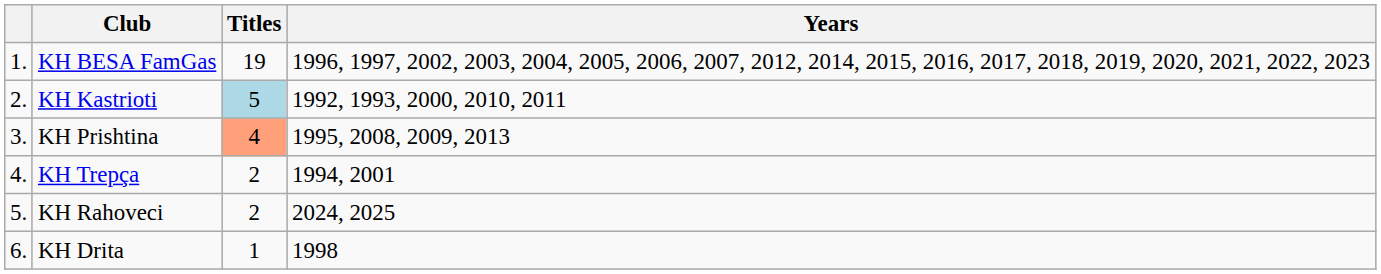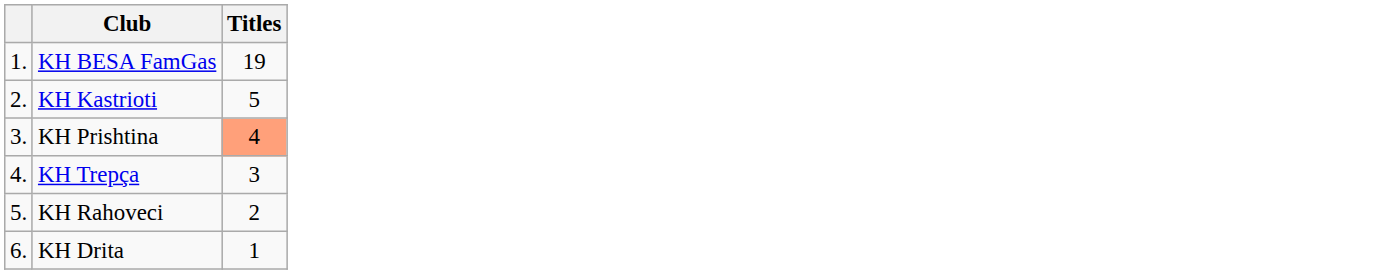- column: (831, 23)
(254, 99) lightblue background -> (254, 99) no background
(254, 174) 2 -> (254, 174) 3
